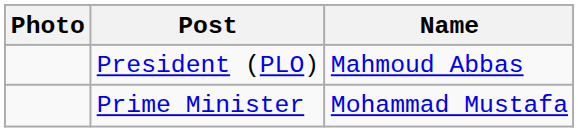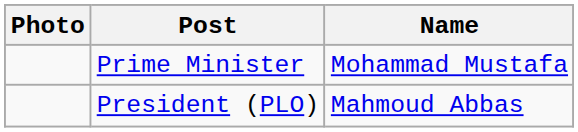rows swapped: (208, 65) <-> (200, 106)
